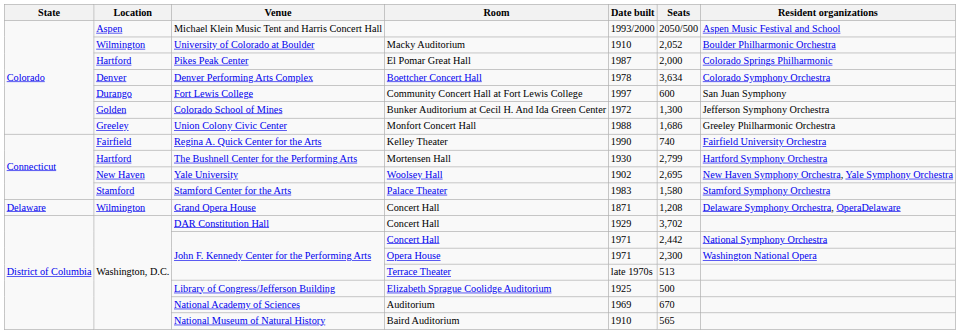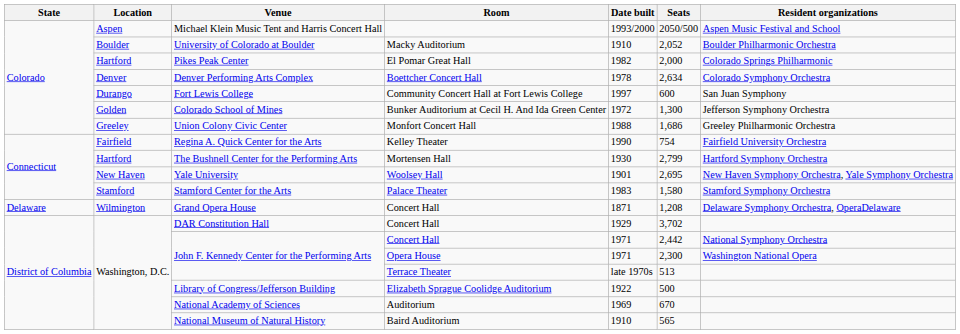(121, 45) Wilmington -> (113, 45) Boulder
(621, 61) 1987 -> (621, 61) 1982
(671, 77) 3,634 -> (671, 77) 2,634
(667, 142) 740 -> (667, 142) 754
(621, 175) 1902 -> (621, 175) 1901
(621, 288) 1925 -> (621, 288) 1922
